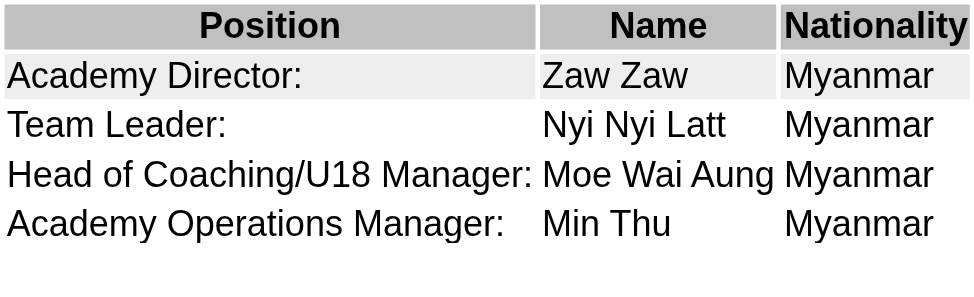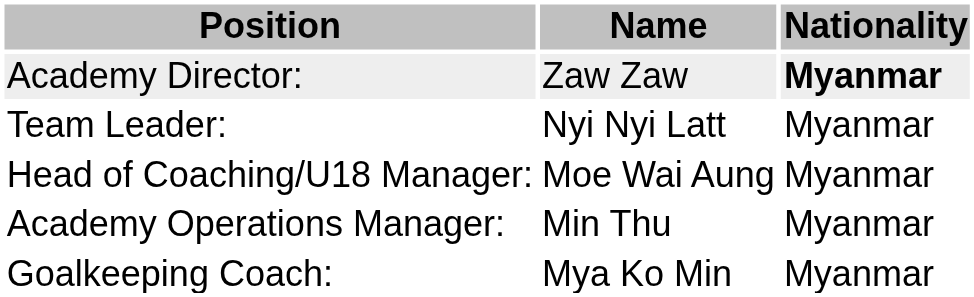(859, 75) normal -> (863, 75) bold
+ row: (170, 273)
